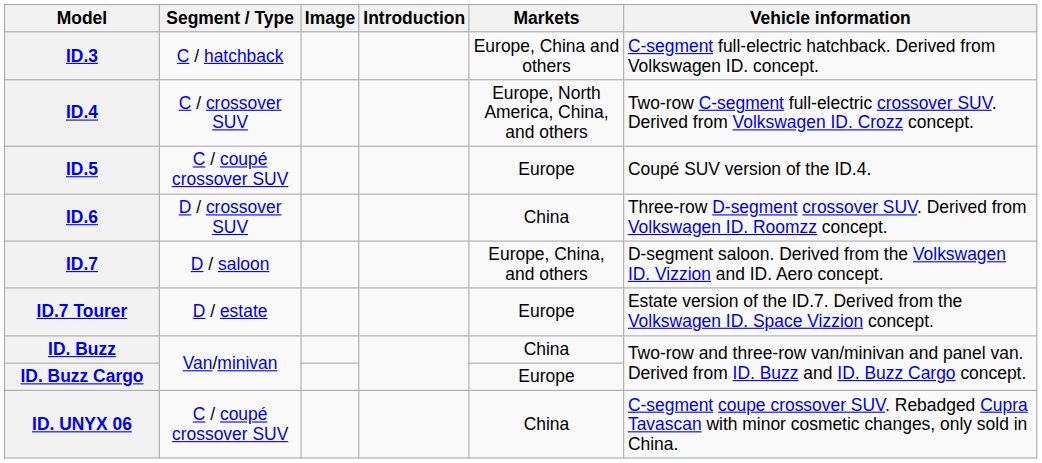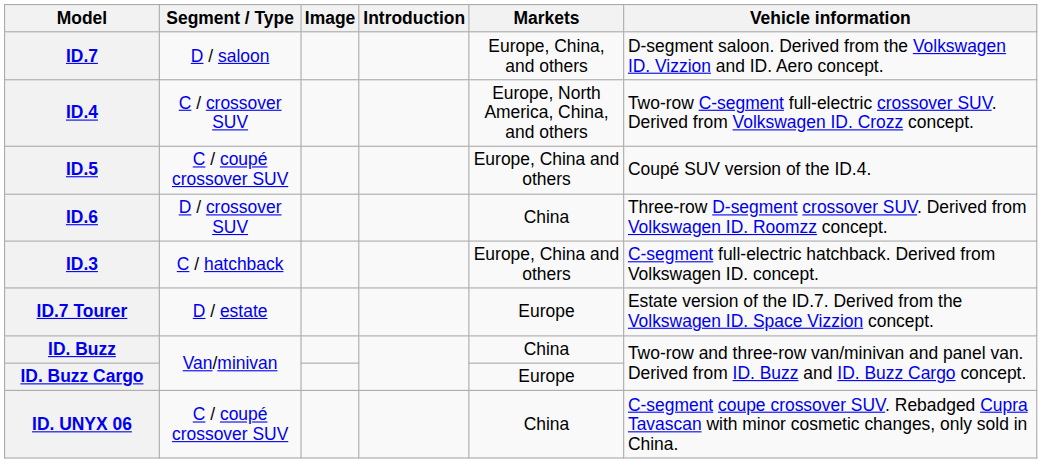rows swapped: (82, 55) <-> (82, 264)
(546, 169) Europe -> (546, 169) Europe, China and others
